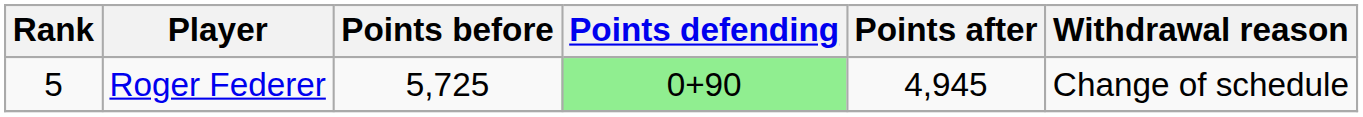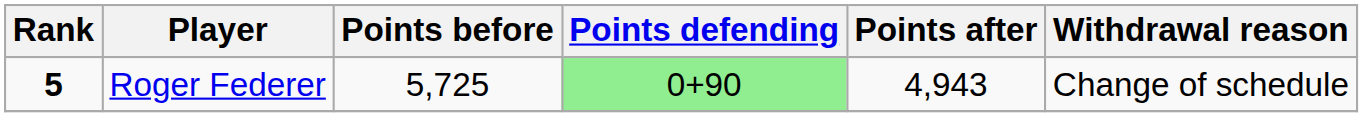(53, 83) normal -> (53, 83) bold
(946, 83) 4,945 -> (946, 83) 4,943
